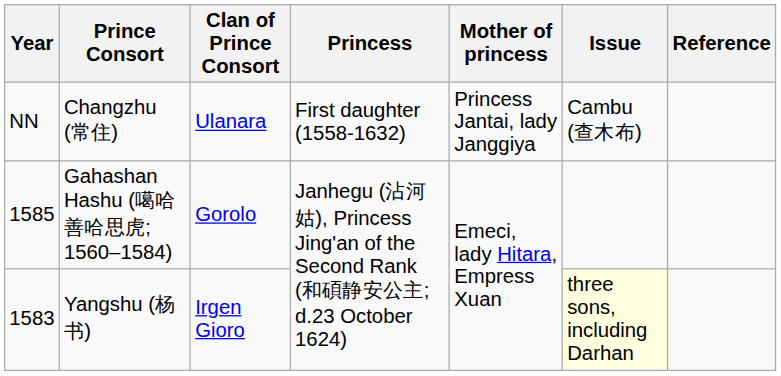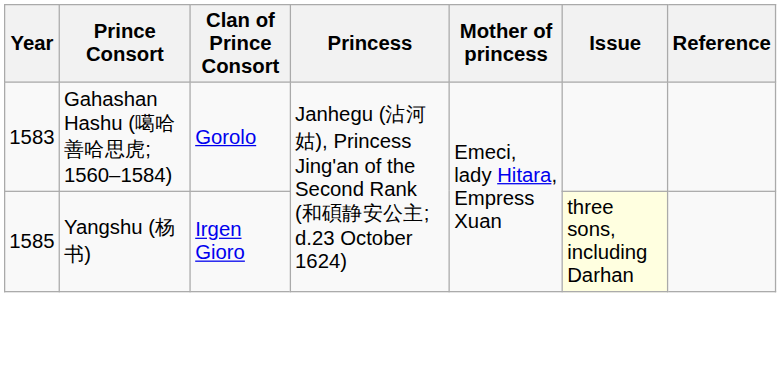- row: (110, 120)
(32, 214) 1585 -> (32, 136) 1583
(32, 319) 1583 -> (32, 241) 1585
